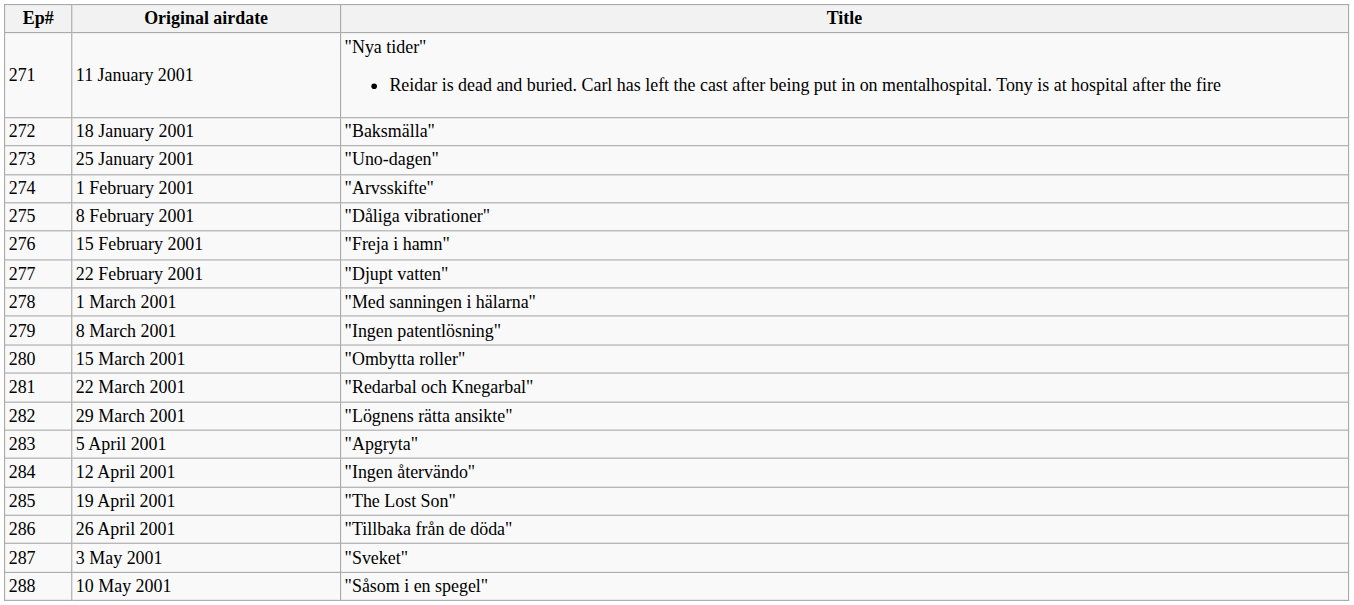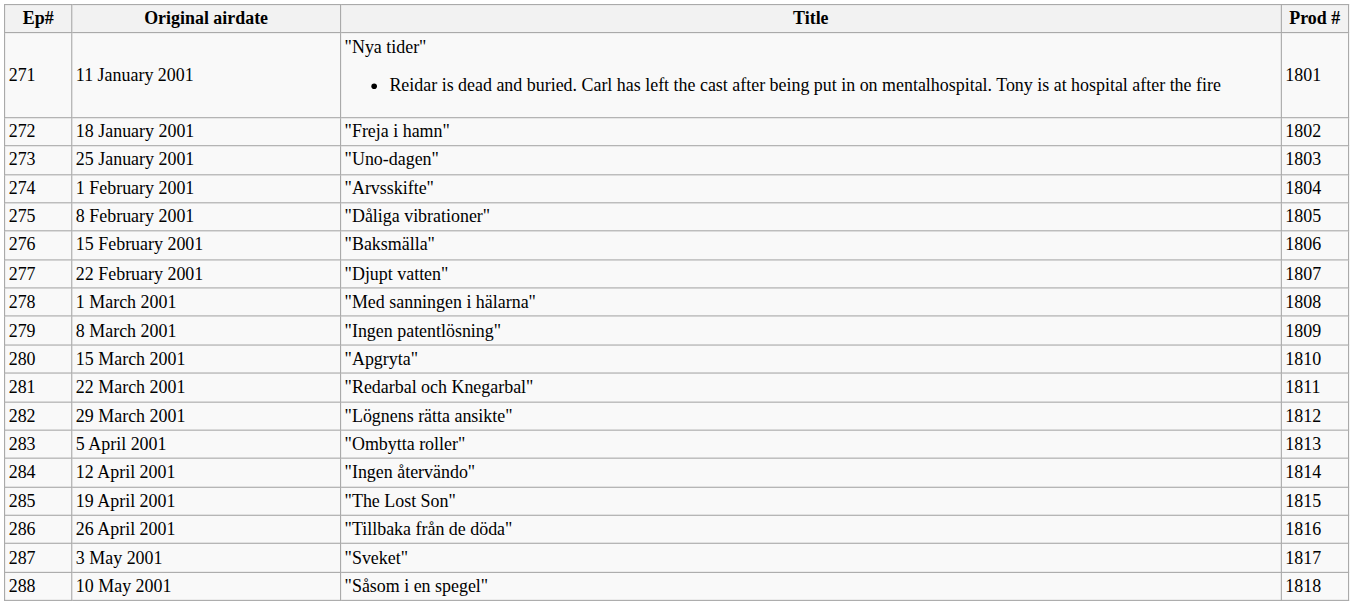+ column: (1315, 18)
(390, 131) "Baksmälla" -> (397, 131) "Freja i hamn"
(397, 245) "Freja i hamn" -> (390, 245) "Baksmälla"
(405, 358) "Ombytta roller" -> (381, 358) "Apgryta"
(381, 444) "Apgryta" -> (405, 444) "Ombytta roller"
